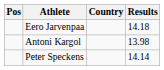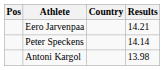(139, 27) 14.18 -> (139, 27) 14.21
rows swapped: (55, 57) <-> (53, 42)
